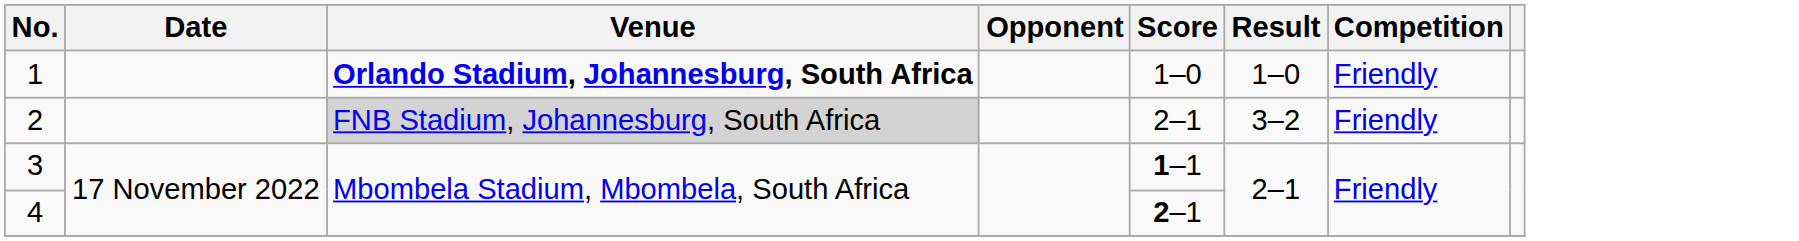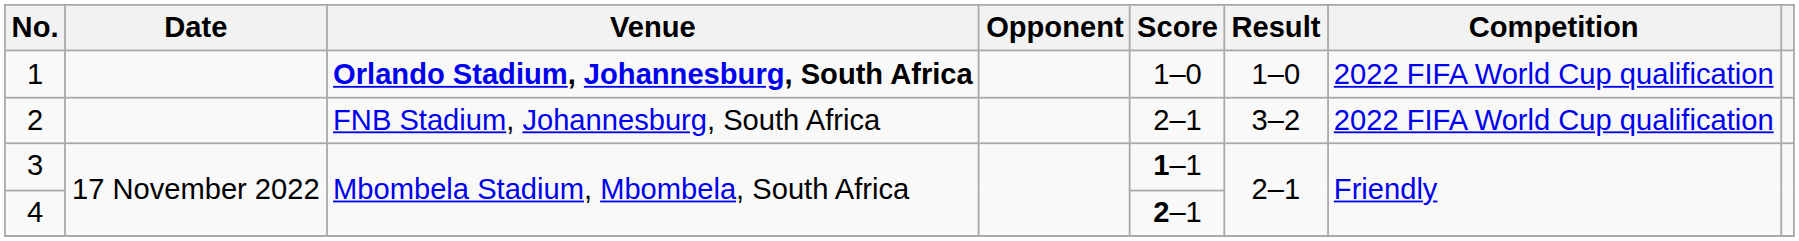(1386, 73) Friendly -> (1554, 73) 2022 FIFA World Cup qualification
(607, 119) lightgrey background -> (607, 119) no background
(1386, 119) Friendly -> (1554, 119) 2022 FIFA World Cup qualification
